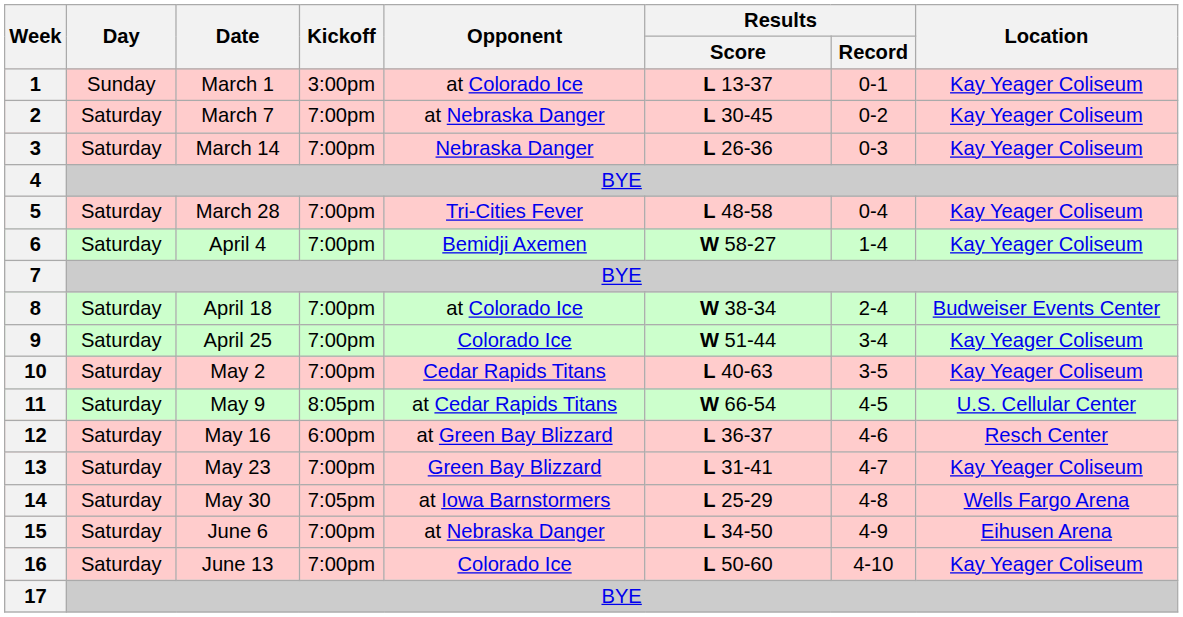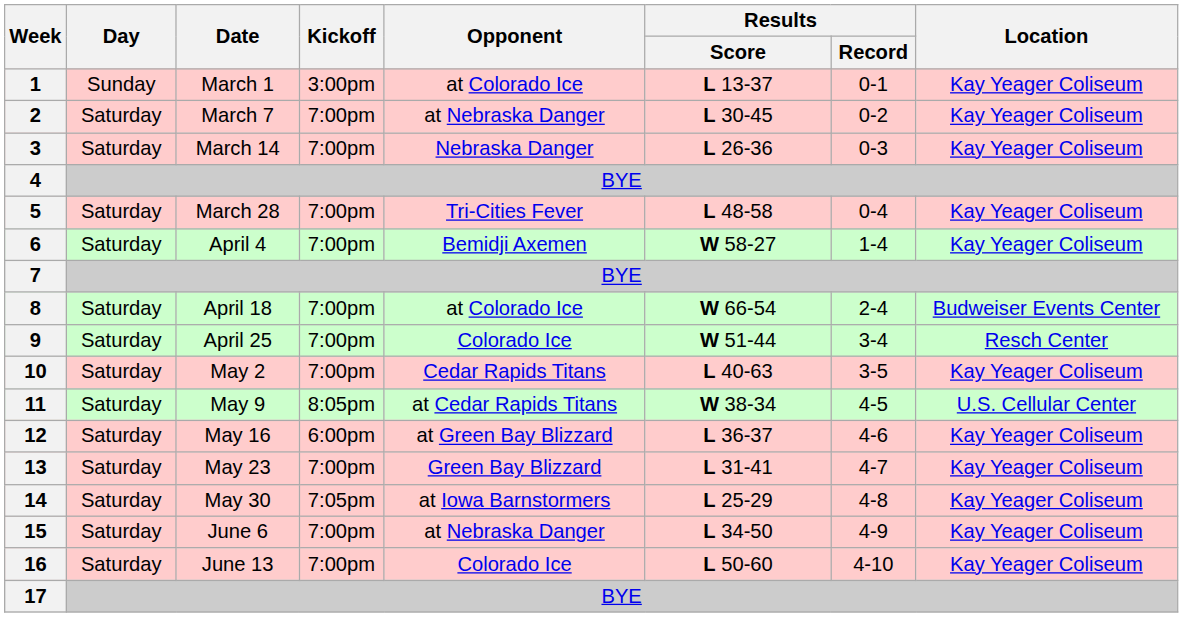(738, 308) W 38-34 -> (738, 308) W 66-54
(1046, 340) Kay Yeager Coliseum -> (1046, 340) Resch Center
(738, 404) W 66-54 -> (738, 404) W 38-34
(1046, 436) Resch Center -> (1046, 436) Kay Yeager Coliseum
(1046, 500) Wells Fargo Arena -> (1046, 500) Kay Yeager Coliseum
(1046, 532) Eihusen Arena -> (1046, 532) Kay Yeager Coliseum
